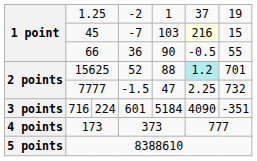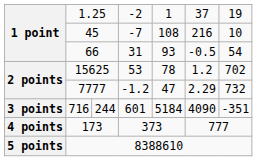(169, 33) 103 -> (169, 33) 108
(202, 33) lightyellow background -> (202, 33) no background
(235, 33) 15 -> (235, 33) 10
(135, 52) 36 -> (135, 52) 31
(169, 52) 90 -> (169, 52) 93
(235, 52) 55 -> (235, 52) 54
(135, 70) 52 -> (135, 70) 53
(169, 70) 88 -> (169, 70) 78
(202, 70) paleturquoise background -> (202, 70) no background
(235, 70) 701 -> (235, 70) 702
(135, 89) -1.5 -> (135, 89) -1.2
(202, 89) 2.25 -> (202, 89) 2.29
(105, 108) 224 -> (105, 108) 244
